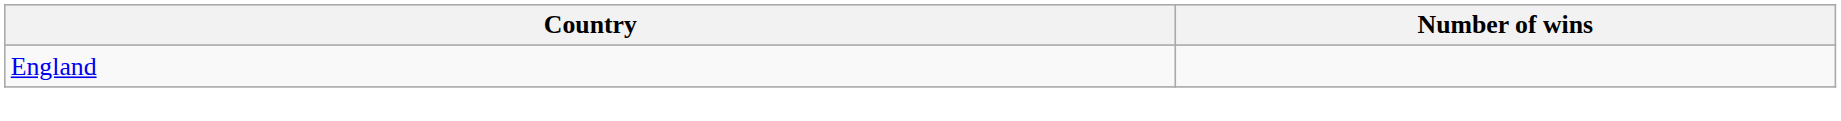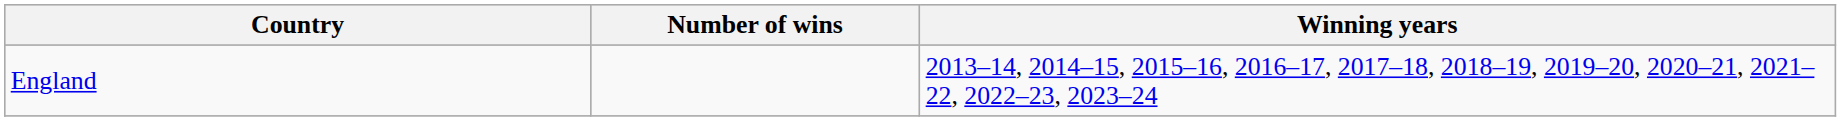+ column: (1377, 24)
